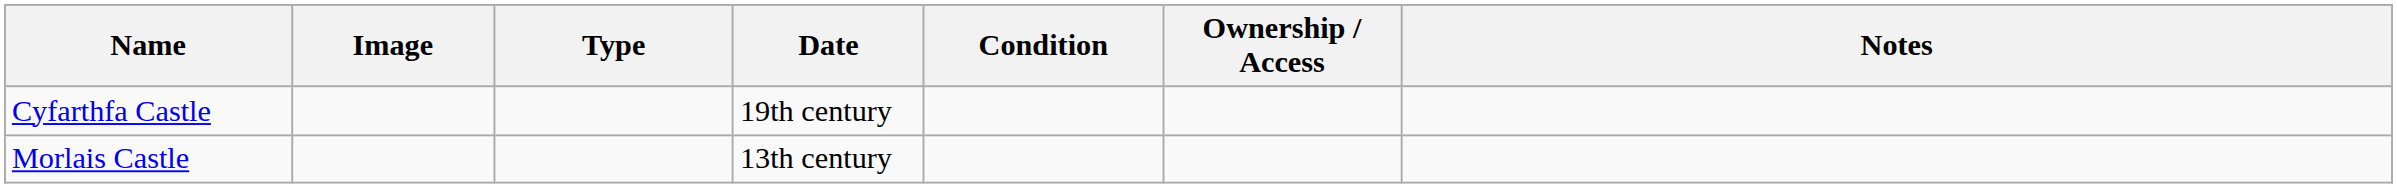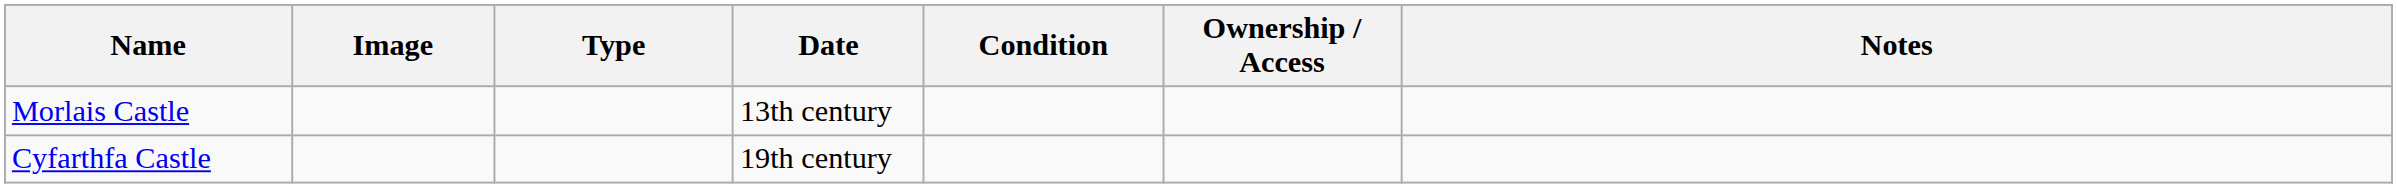rows swapped: (101, 158) <-> (111, 110)
